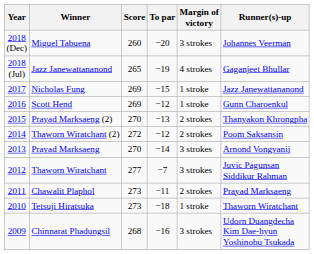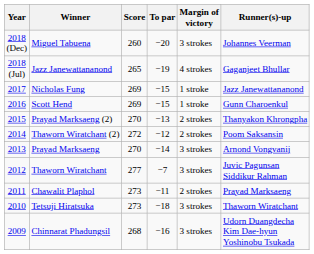(162, 104) −12 -> (162, 104) −15
(194, 205) 1 stroke -> (196, 205) 3 strokes
